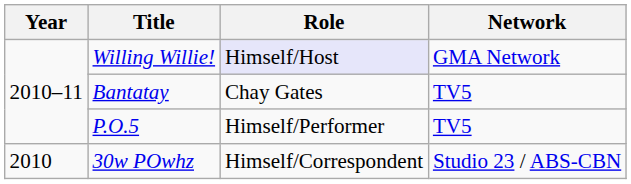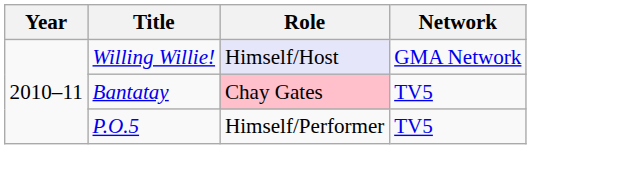(274, 91) no background -> (274, 91) pink background
- row: (143, 161)
